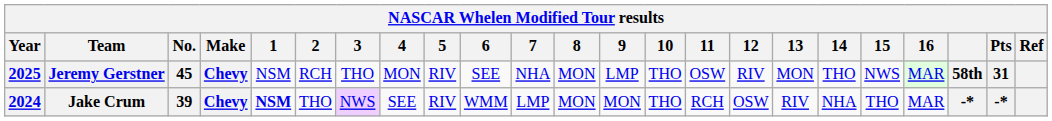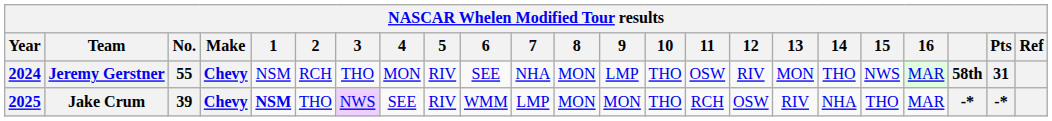(25, 74) 2025 -> (25, 74) 2024
(184, 74) 45 -> (184, 74) 55
(25, 101) 2024 -> (25, 101) 2025
